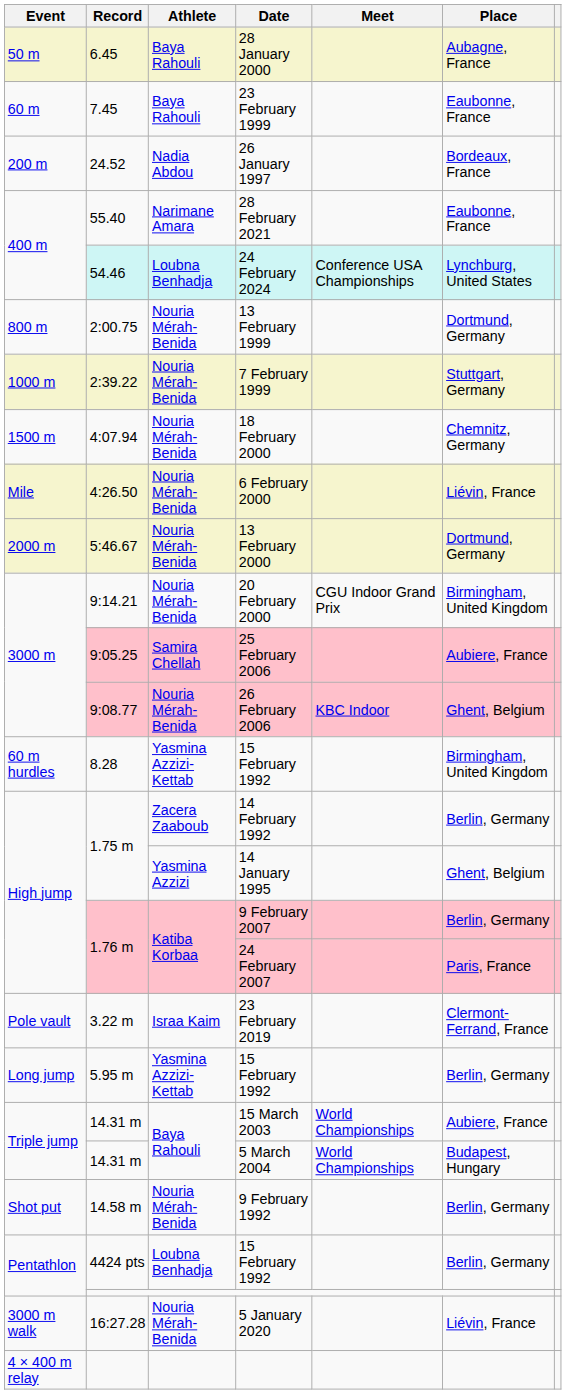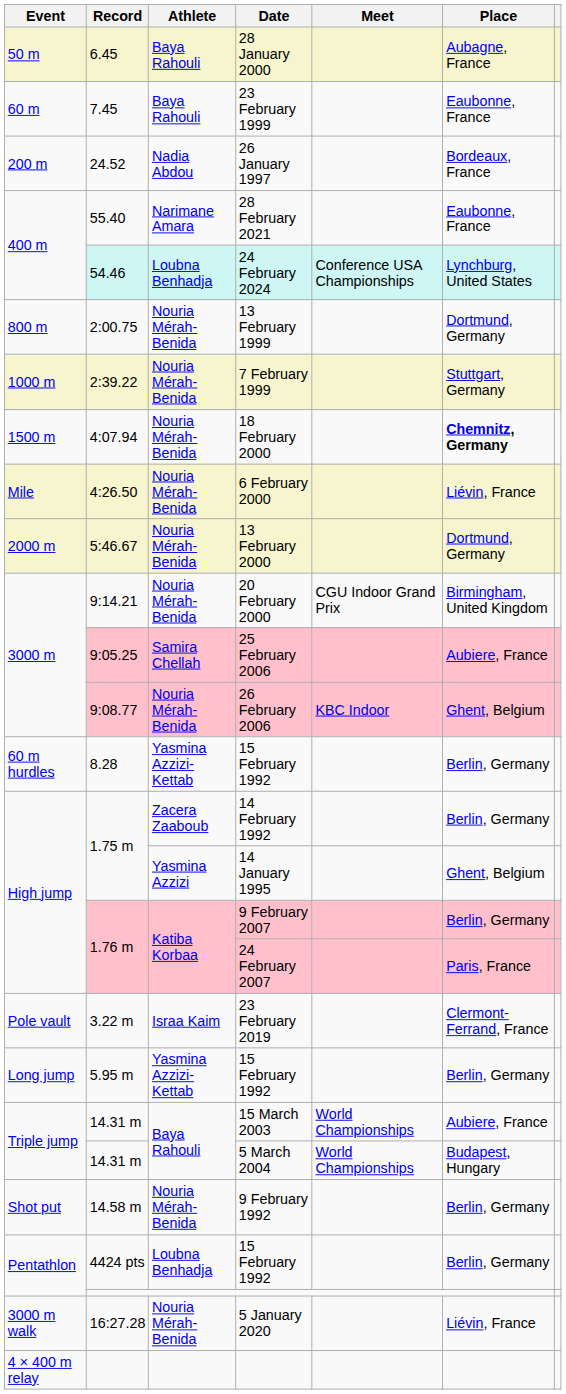(478, 437) normal -> (480, 437) bold
(497, 764) Birmingham, United Kingdom -> (498, 764) Berlin, Germany
